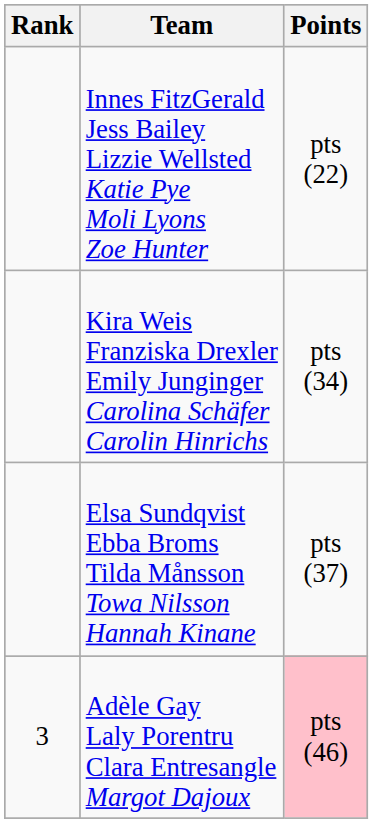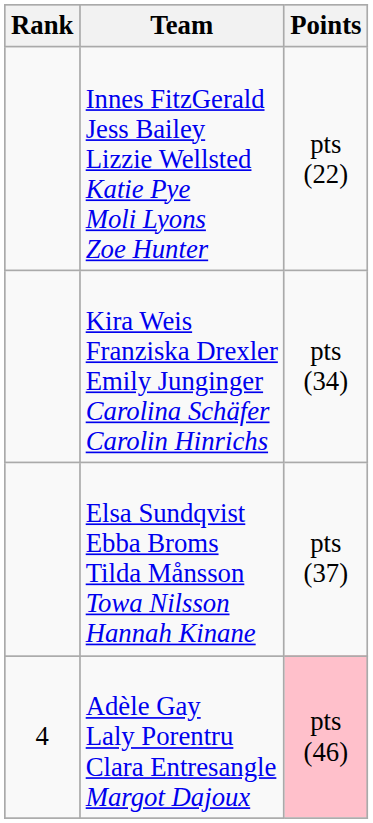(42, 736) 3 -> (42, 736) 4
